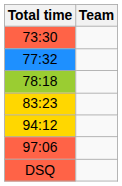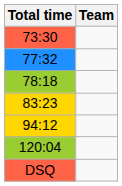- row: (40, 147)
+ row: (40, 147)
